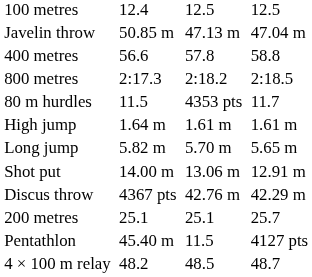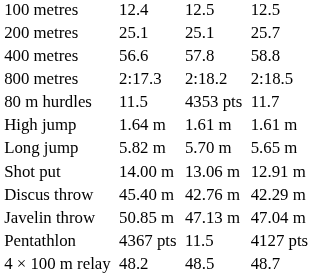rows swapped: (41, 217) <-> (50, 32)
(148, 194) 4367 pts -> (147, 194) 45.40 m
(147, 240) 45.40 m -> (148, 240) 4367 pts
